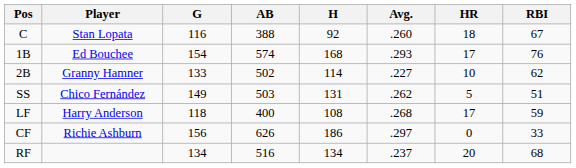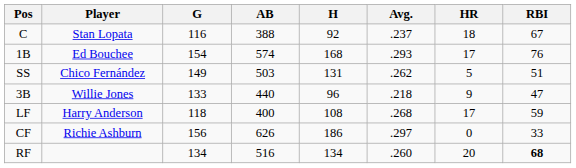(401, 34) .260 -> (401, 34) .237
- row: (23, 73)
+ row: (23, 93)
(401, 152) .237 -> (401, 152) .260
(537, 152) normal -> (537, 152) bold
